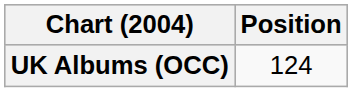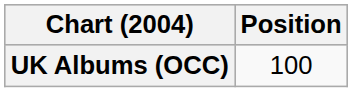(291, 65) 124 -> (291, 65) 100
